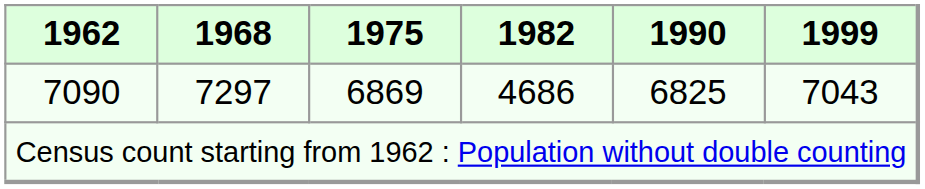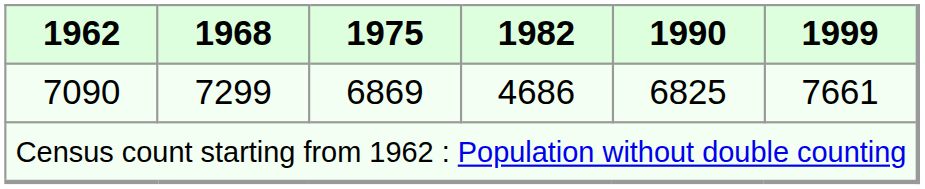(233, 92) 7297 -> (233, 92) 7299
(840, 92) 7043 -> (840, 92) 7661
